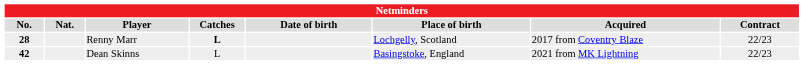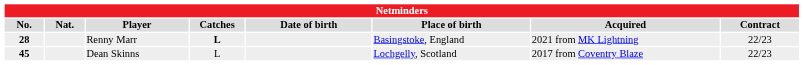(415, 39) Lochgelly, Scotland -> (419, 39) Basingstoke, England
(587, 39) 2017 from Coventry Blaze -> (585, 39) 2021 from MK Lightning
(24, 53) 42 -> (24, 53) 45
(419, 53) Basingstoke, England -> (415, 53) Lochgelly, Scotland
(585, 53) 2021 from MK Lightning -> (587, 53) 2017 from Coventry Blaze
